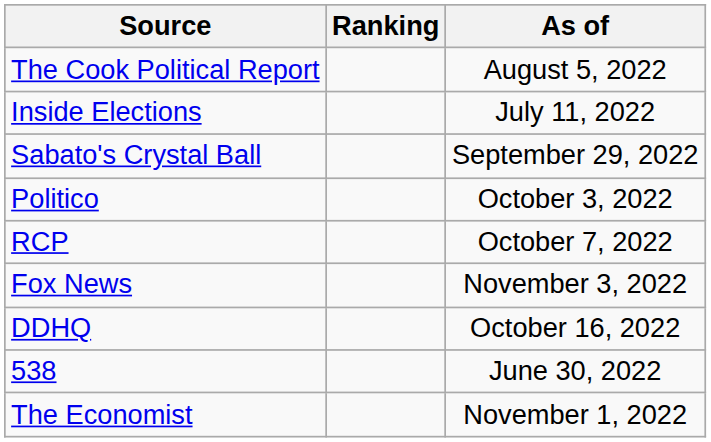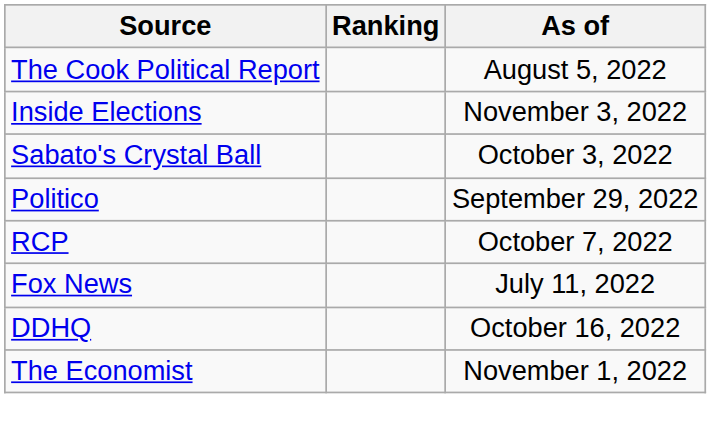(575, 112) July 11, 2022 -> (575, 112) November 3, 2022
(575, 155) September 29, 2022 -> (575, 155) October 3, 2022
(575, 198) October 3, 2022 -> (575, 198) September 29, 2022
(575, 284) November 3, 2022 -> (575, 284) July 11, 2022
- row: (34, 371)
